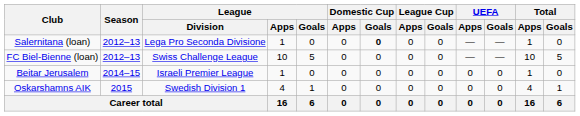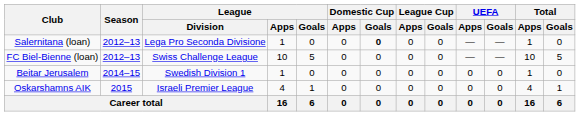(205, 73) Israeli Premier League -> (205, 73) Swedish Division 1
(205, 88) Swedish Division 1 -> (205, 88) Israeli Premier League
